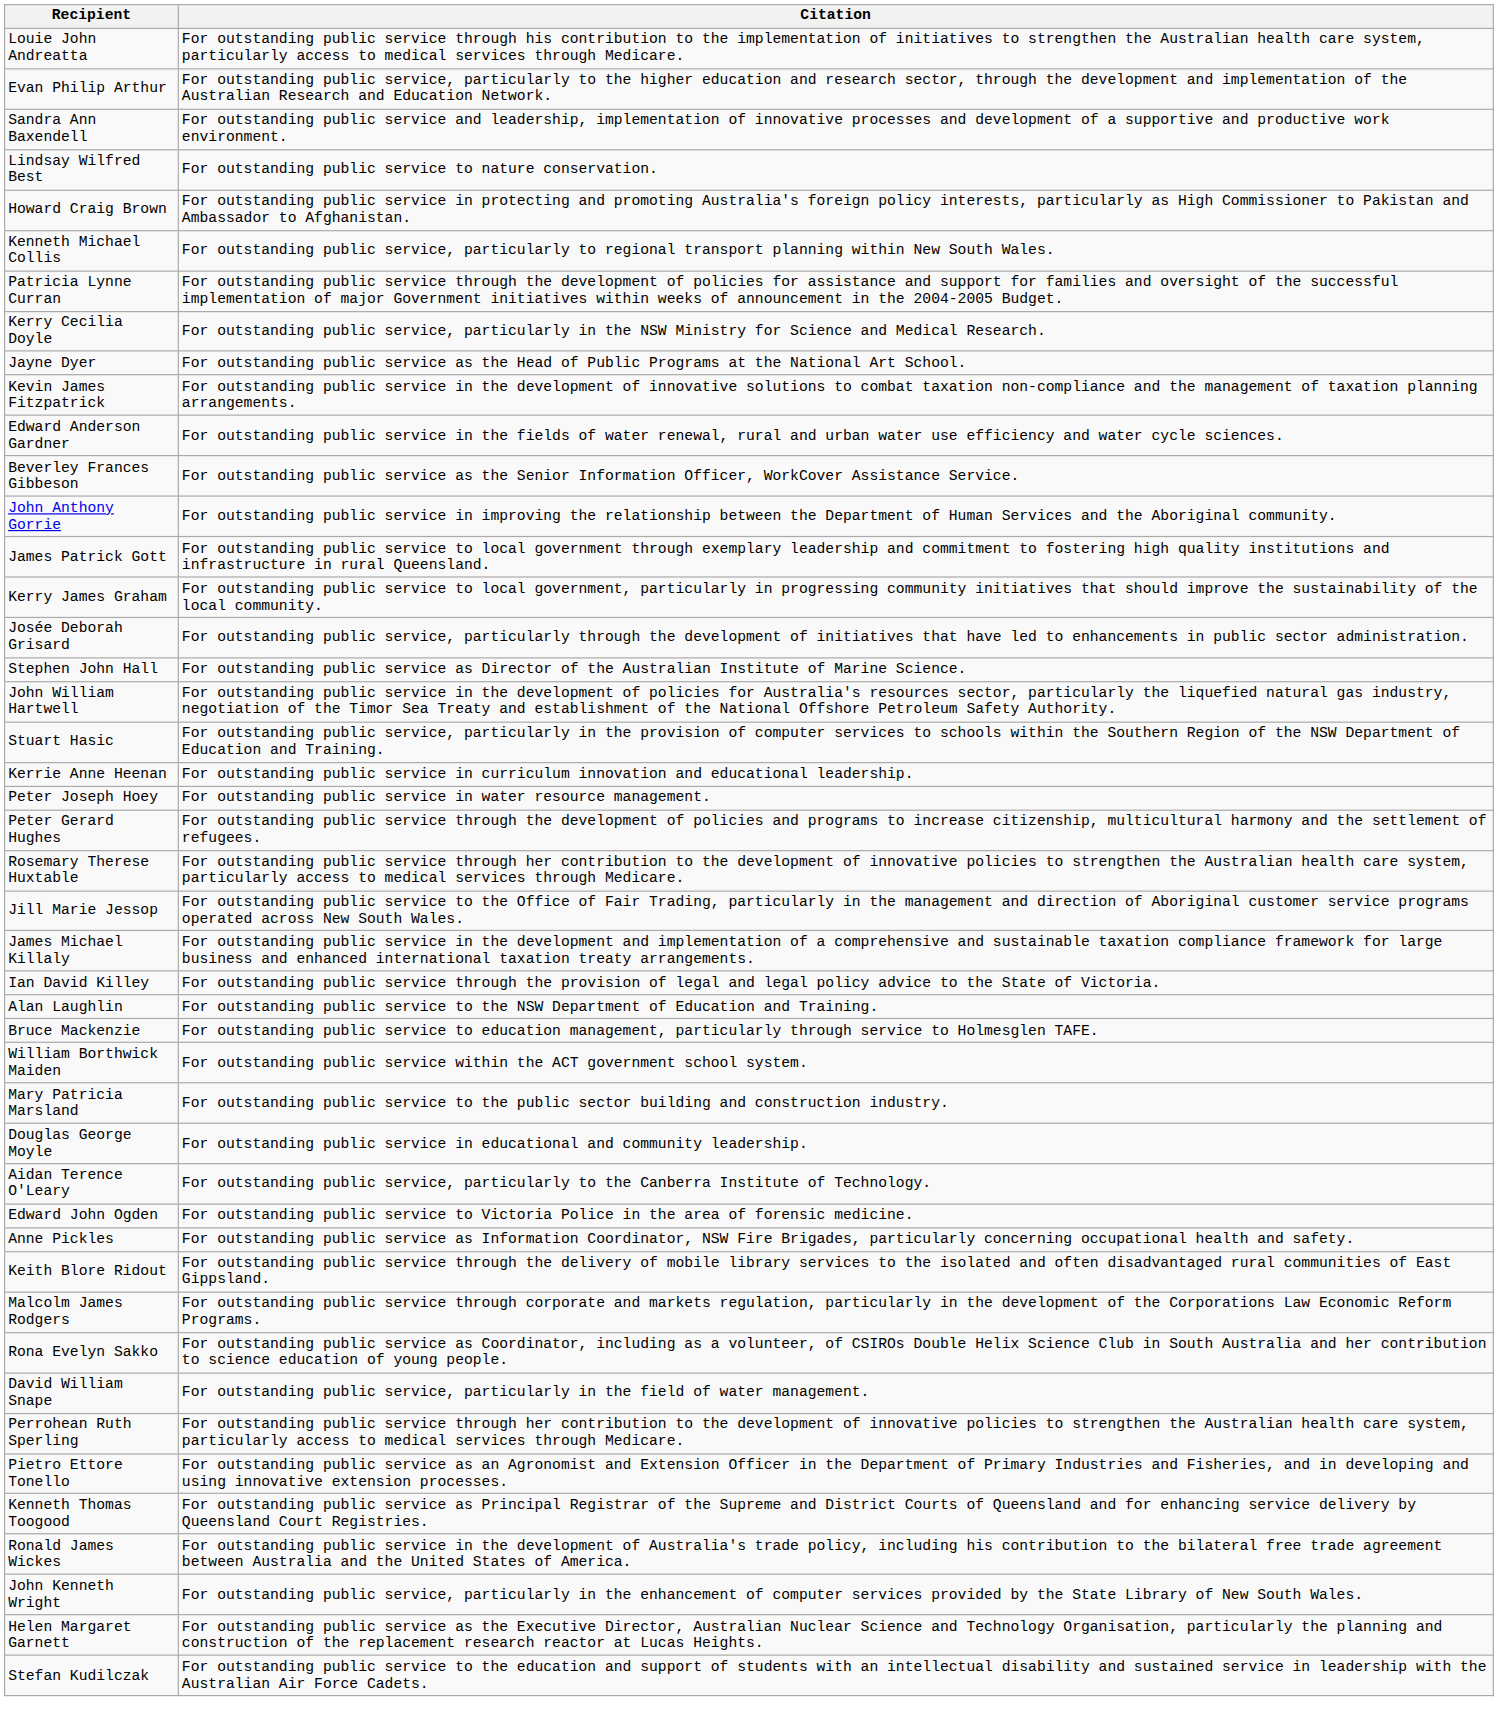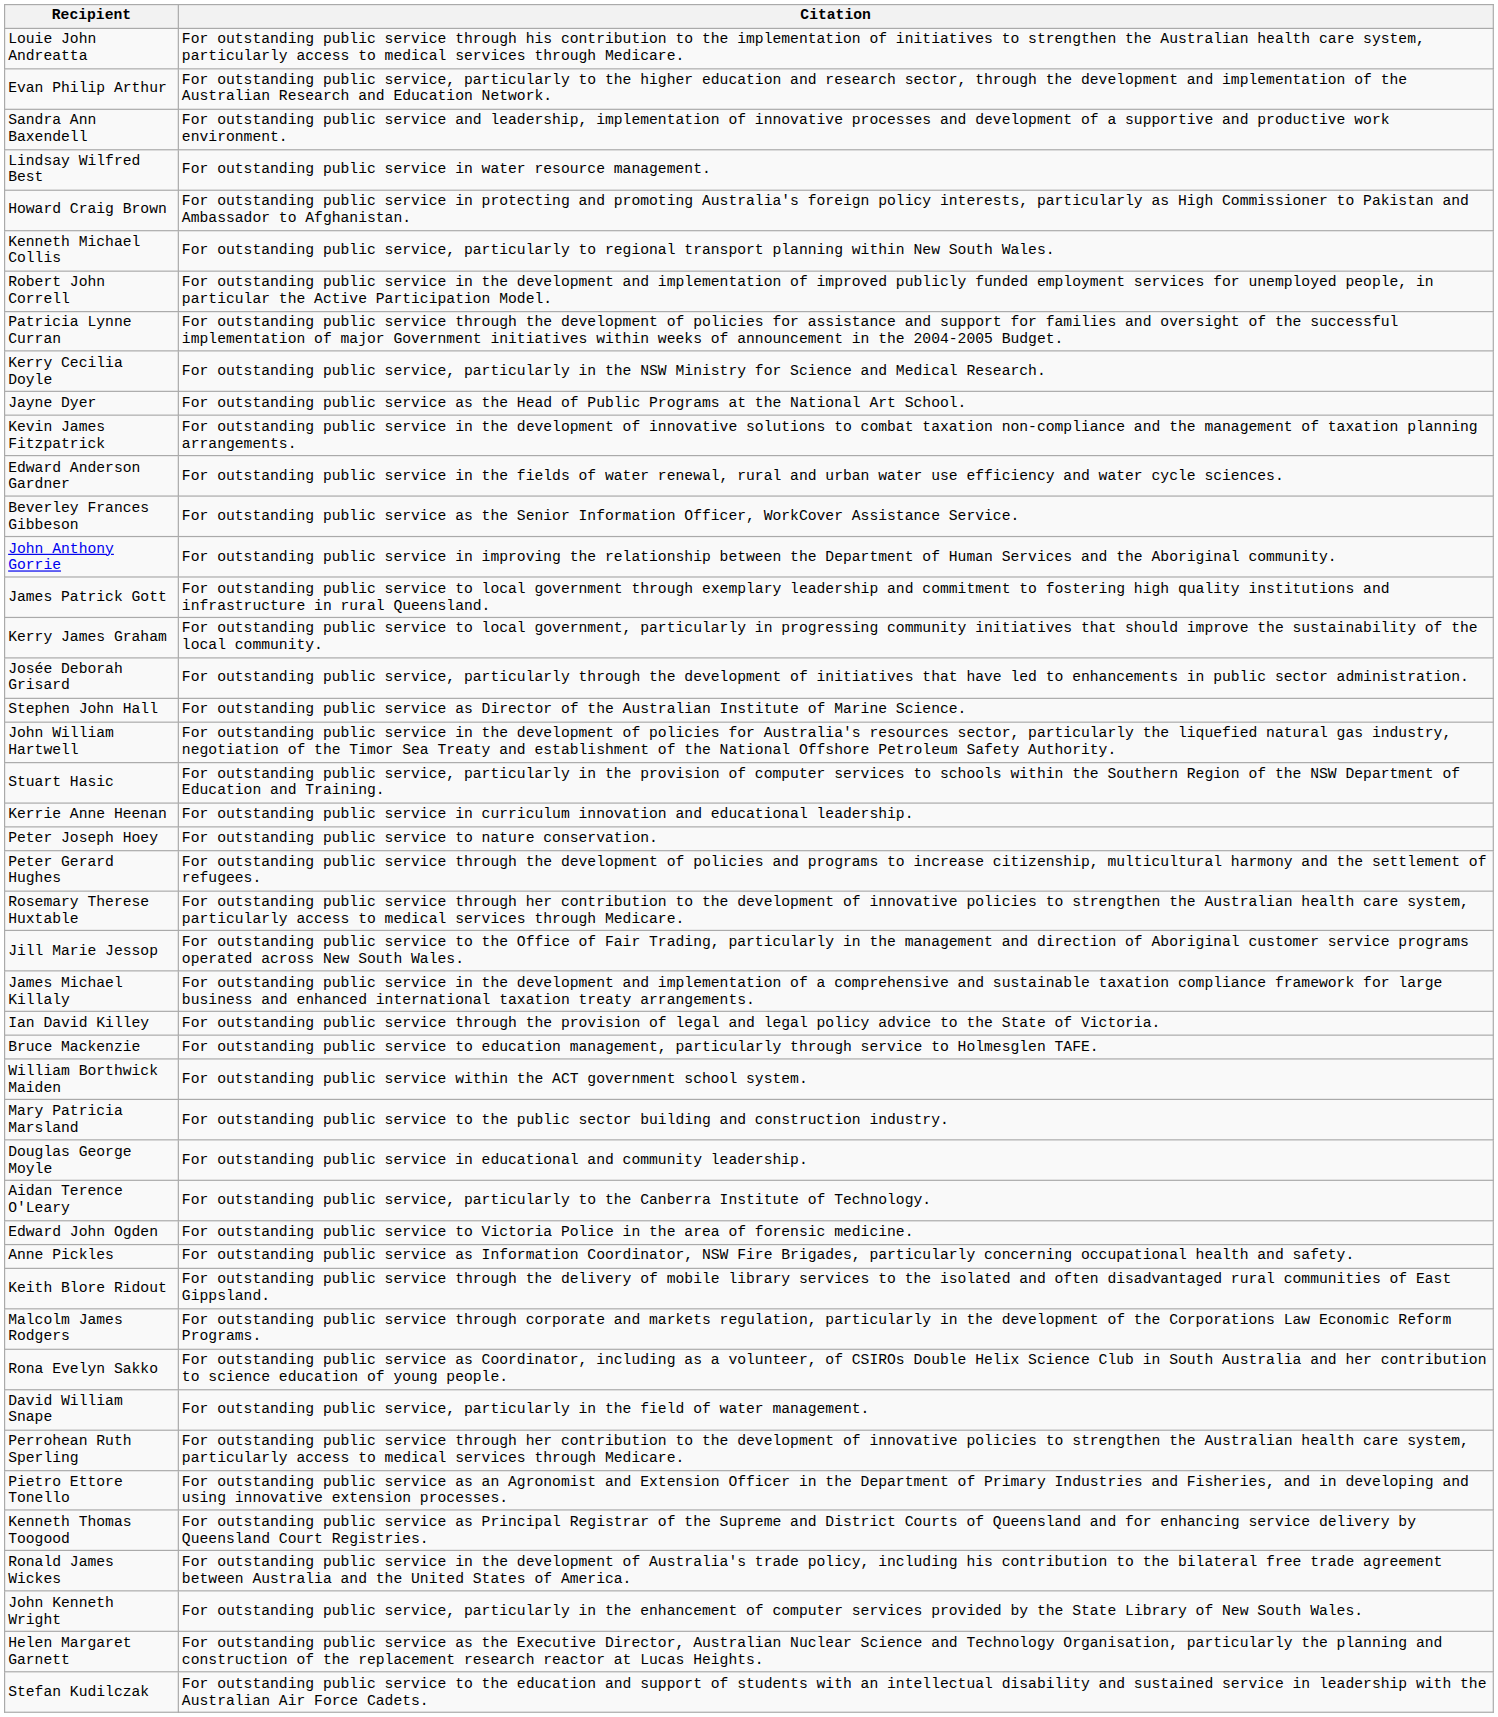(420, 170) For outstanding public service to nature conservation. -> (446, 170) For outstanding public service in water resource management.
+ row: (57, 291)
(446, 798) For outstanding public service in water resource management. -> (420, 839) For outstanding public service to nature conservation.
- row: (65, 1007)
